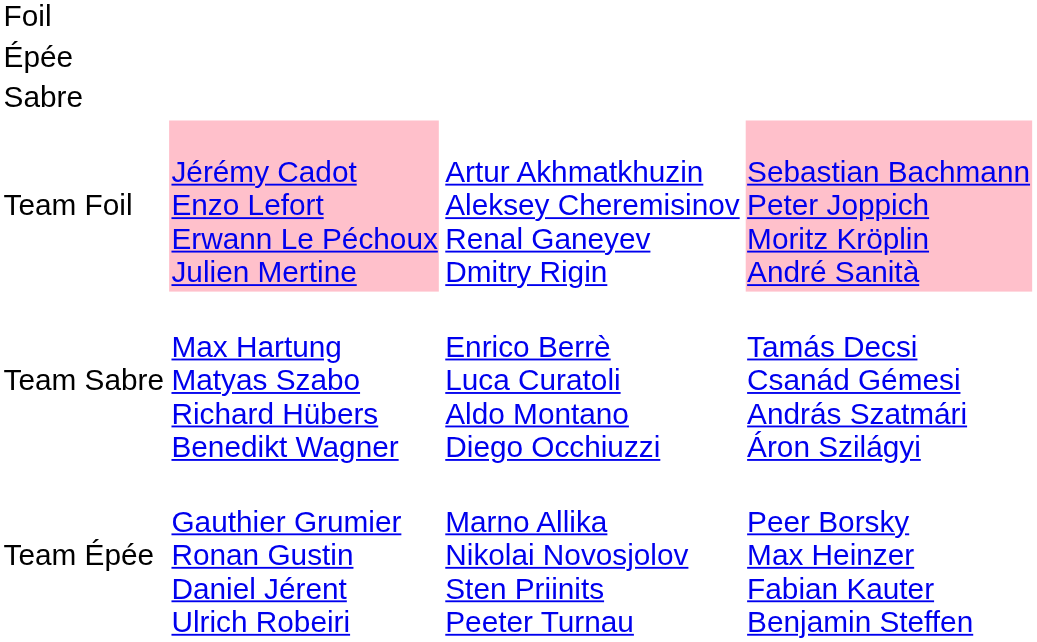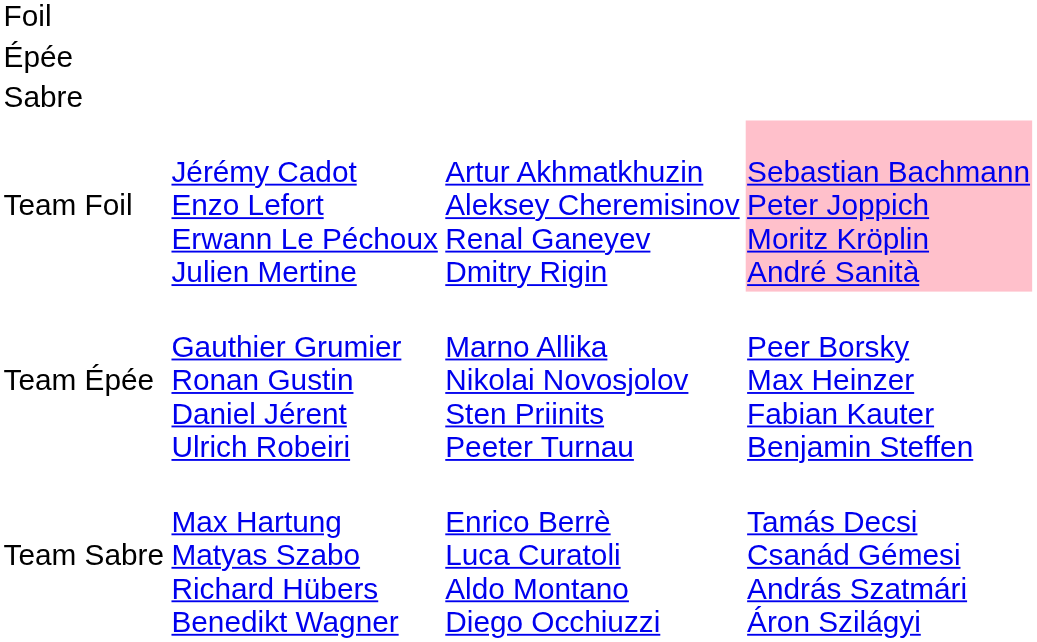(305, 222) pink background -> (305, 222) no background
rows swapped: (79, 555) <-> (84, 380)
